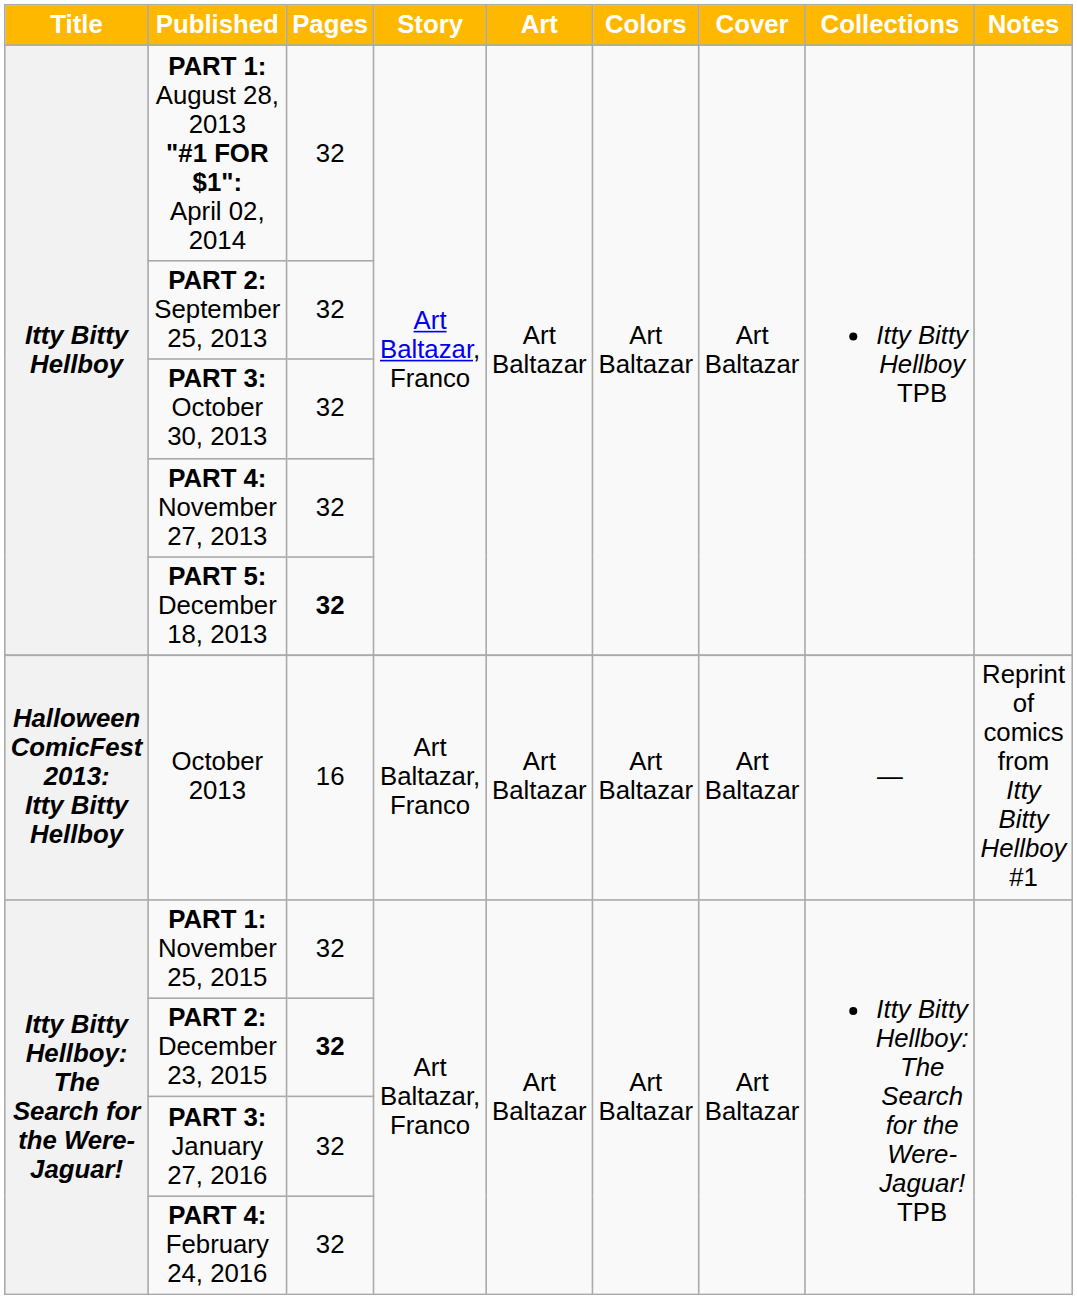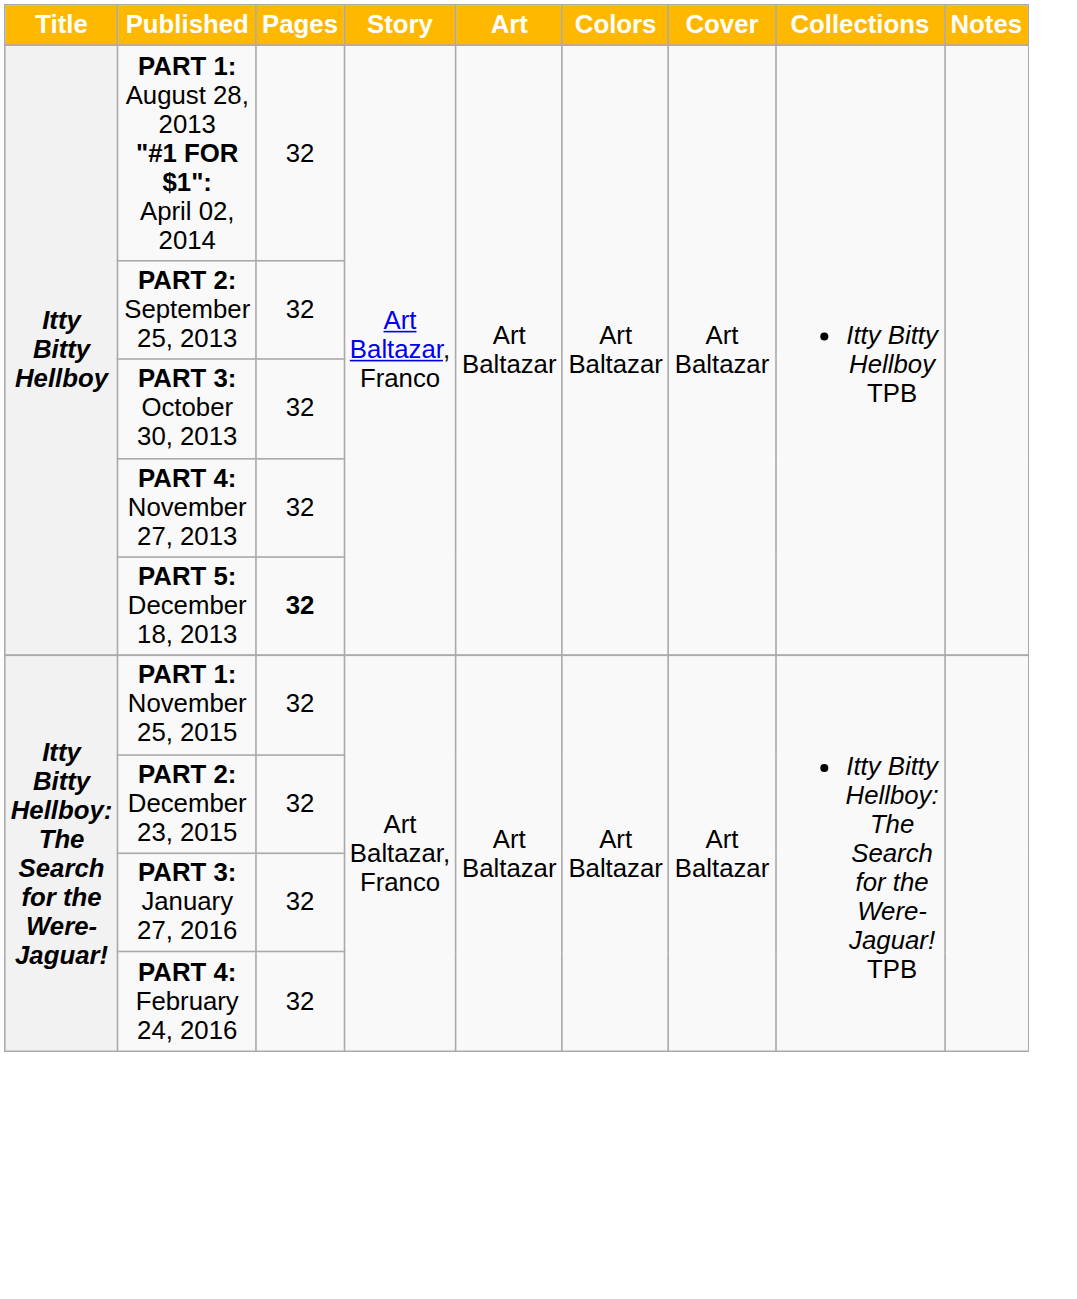- row: (217, 777)
(330, 1047) bold -> (300, 803) normal
